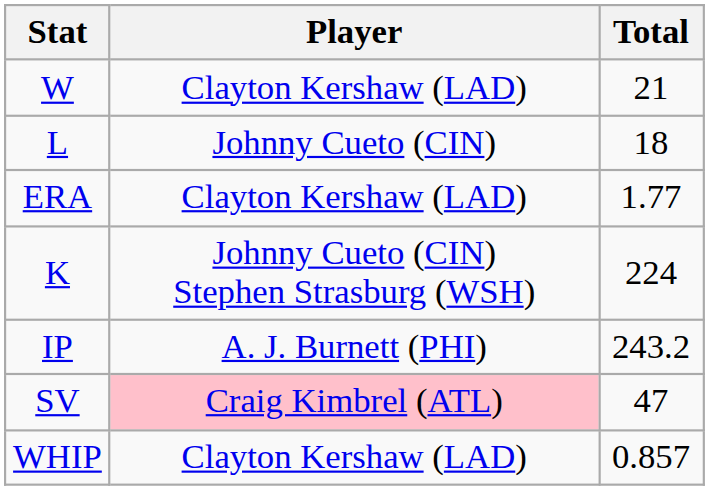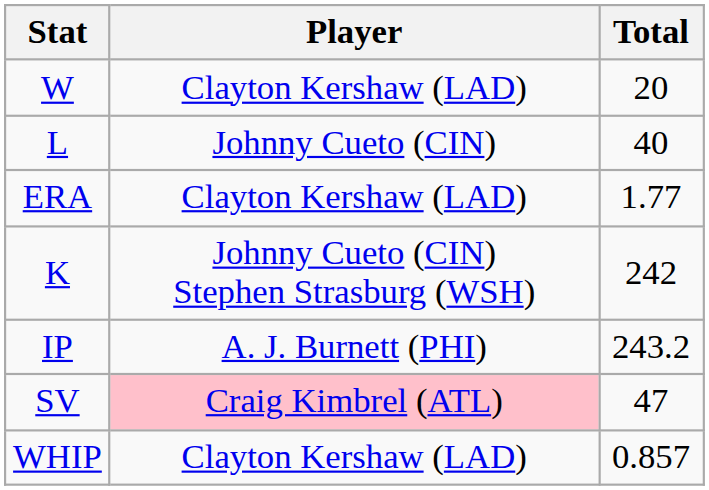(651, 87) 21 -> (651, 87) 20
(651, 142) 18 -> (651, 142) 40
(651, 271) 224 -> (651, 271) 242
